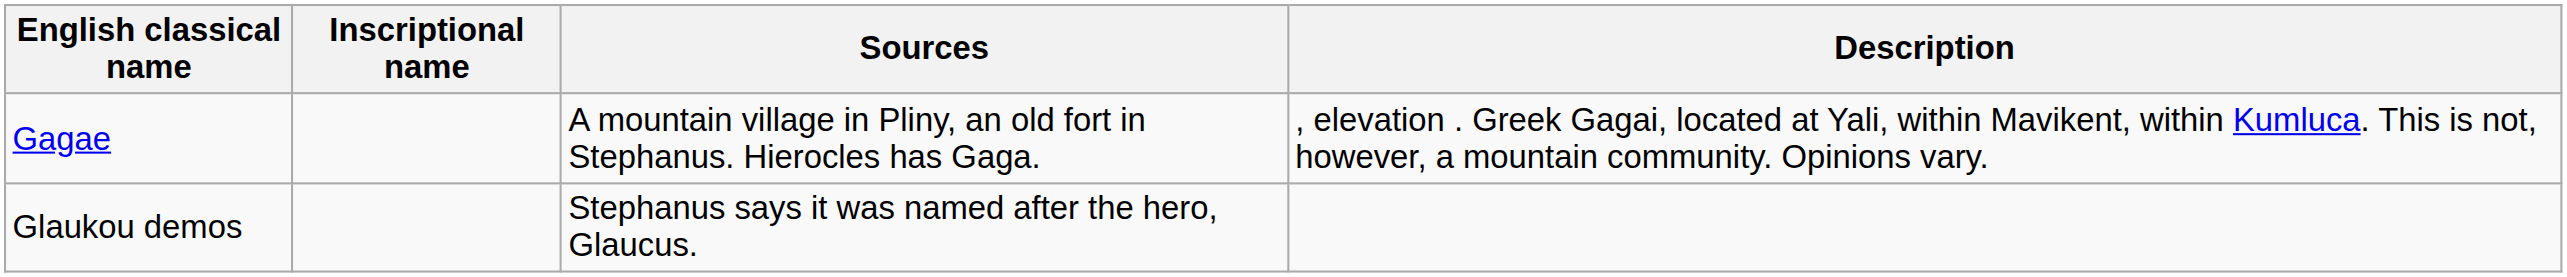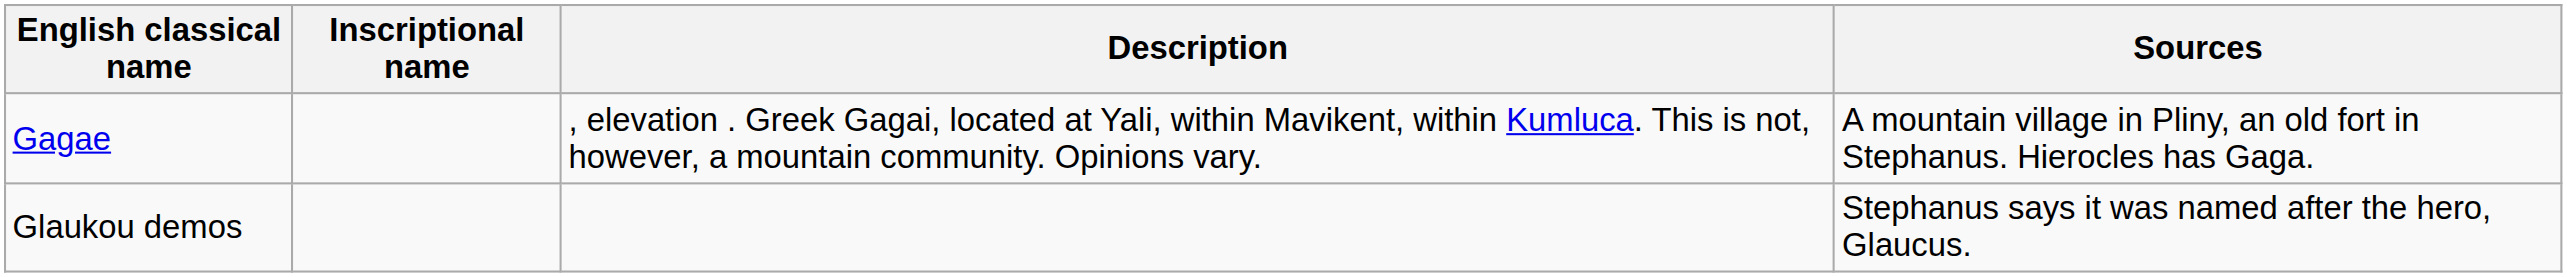columns swapped: (1925, 48) <-> (924, 48)
